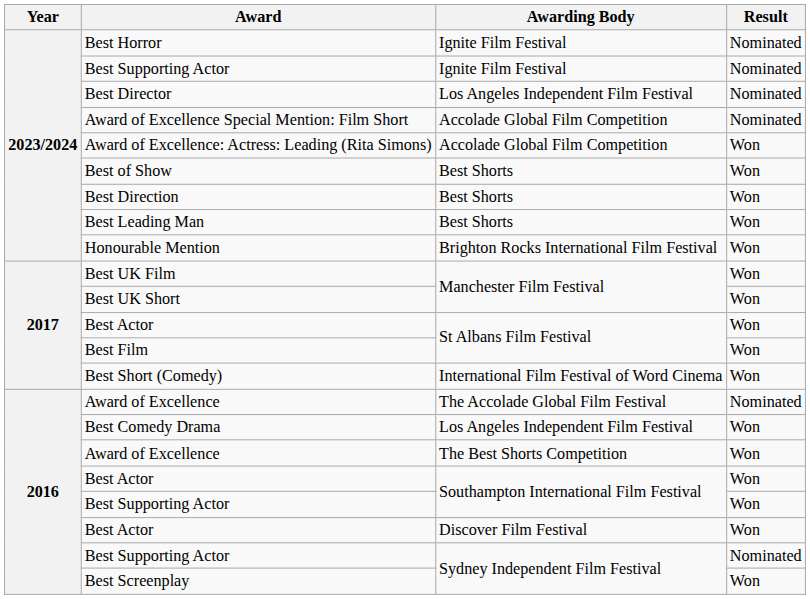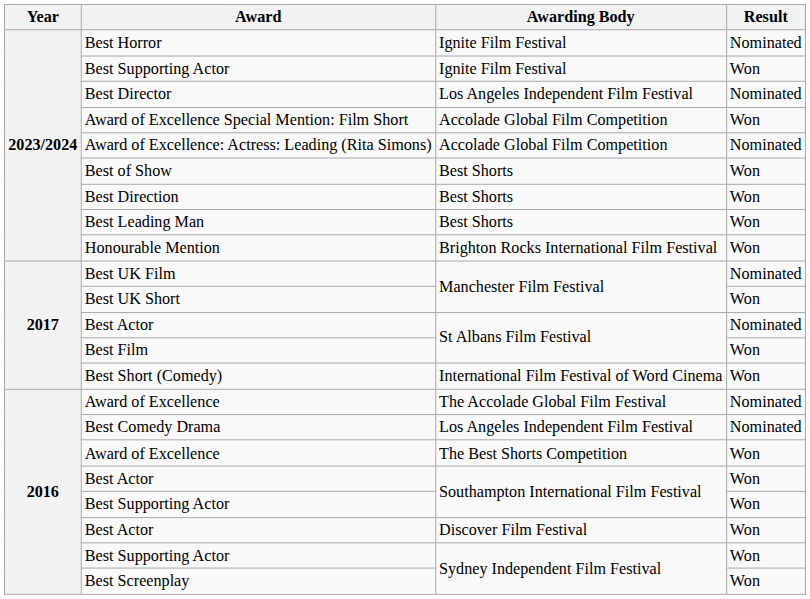(766, 68) Nominated -> (745, 68) Won
(766, 119) Nominated -> (745, 119) Won
(745, 145) Won -> (766, 145) Nominated
(745, 273) Won -> (766, 273) Nominated
(745, 324) Won -> (766, 324) Nominated
(745, 427) Won -> (766, 427) Nominated
(766, 555) Nominated -> (745, 555) Won
